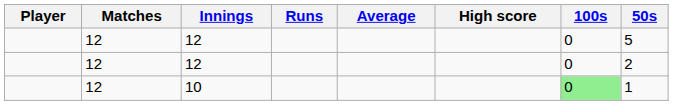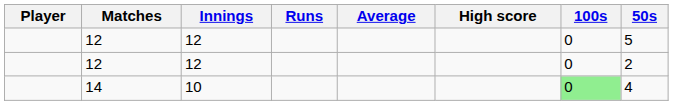(94, 87) 12 -> (94, 87) 14
(628, 87) 1 -> (628, 87) 4
